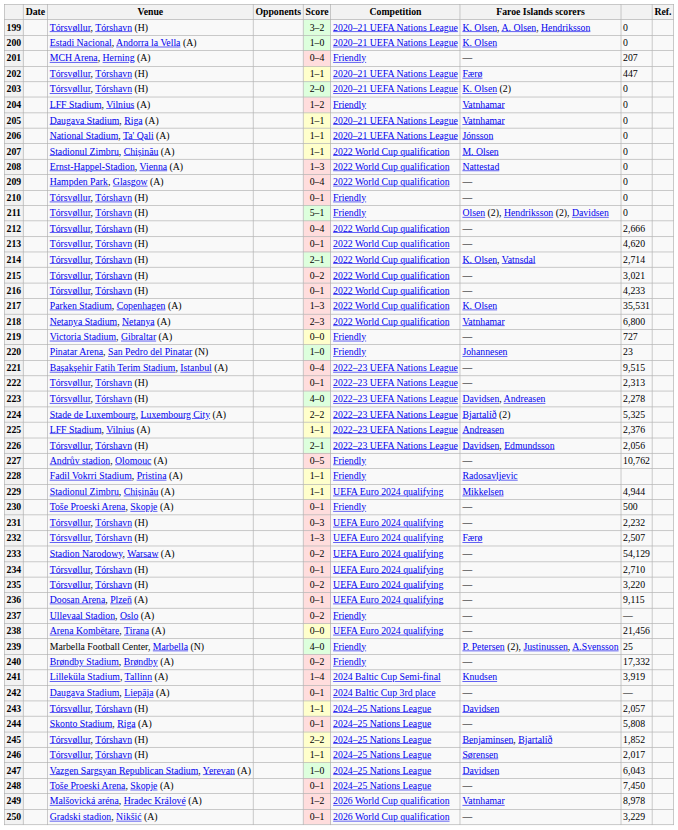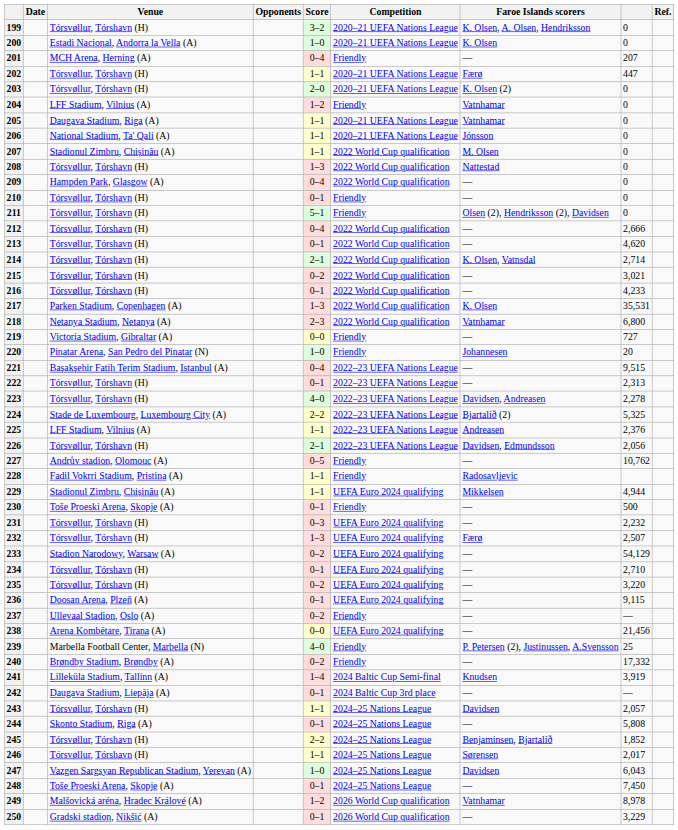(116, 167) Ernst-Happel-Stadion, Vienna (A) -> (99, 167) Tórsvøllur, Tórshavn (H)
(628, 352) 23 -> (628, 352) 20
